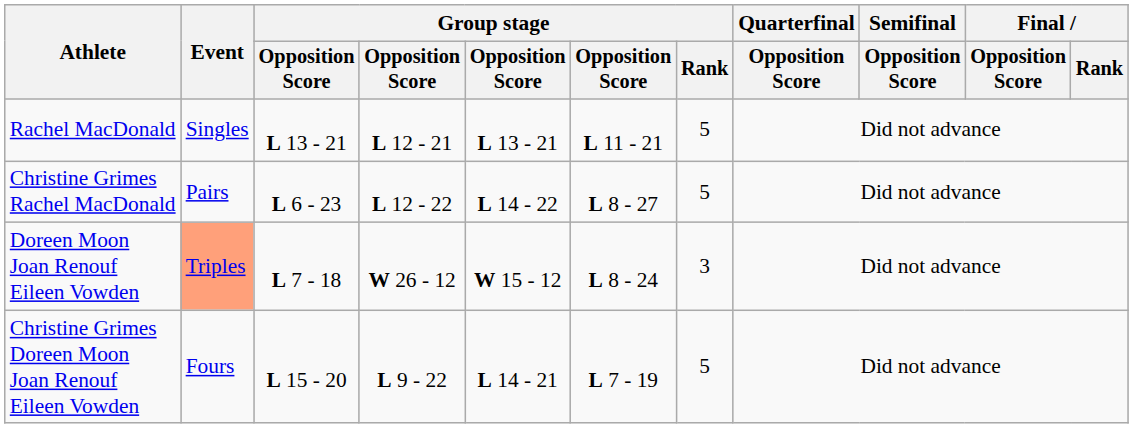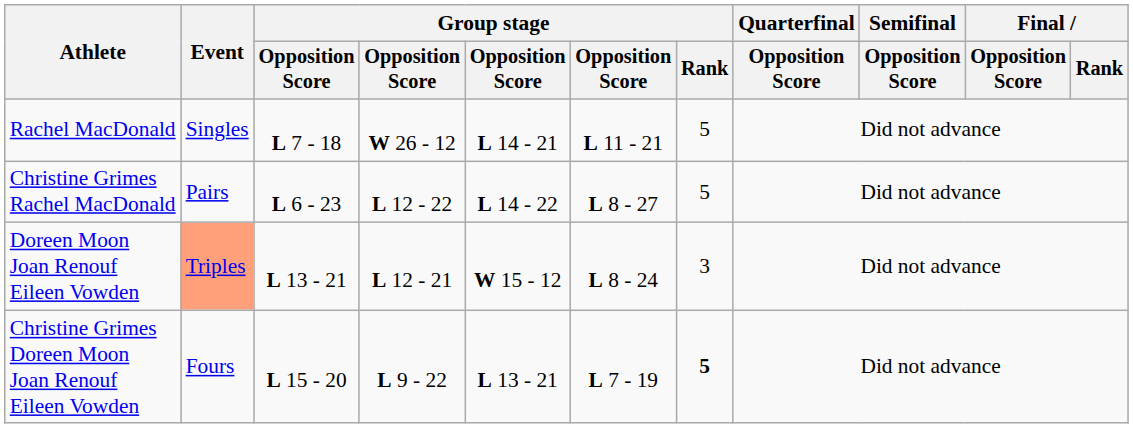(307, 142) L 13 - 21 -> (307, 142) L 7 - 18
(412, 142) L 12 - 21 -> (412, 142) W 26 - 12
(518, 142) L 13 - 21 -> (518, 142) L 14 - 21
(307, 278) L 7 - 18 -> (307, 278) L 13 - 21
(412, 278) W 26 - 12 -> (412, 278) L 12 - 21
(518, 379) L 14 - 21 -> (518, 379) L 13 - 21
(705, 366) normal -> (705, 366) bold
